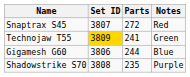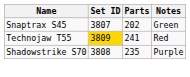(132, 25) 272 -> (132, 25) 202
(161, 25) Red -> (166, 25) Green
(166, 38) Green -> (161, 38) Red
- row: (36, 52)
